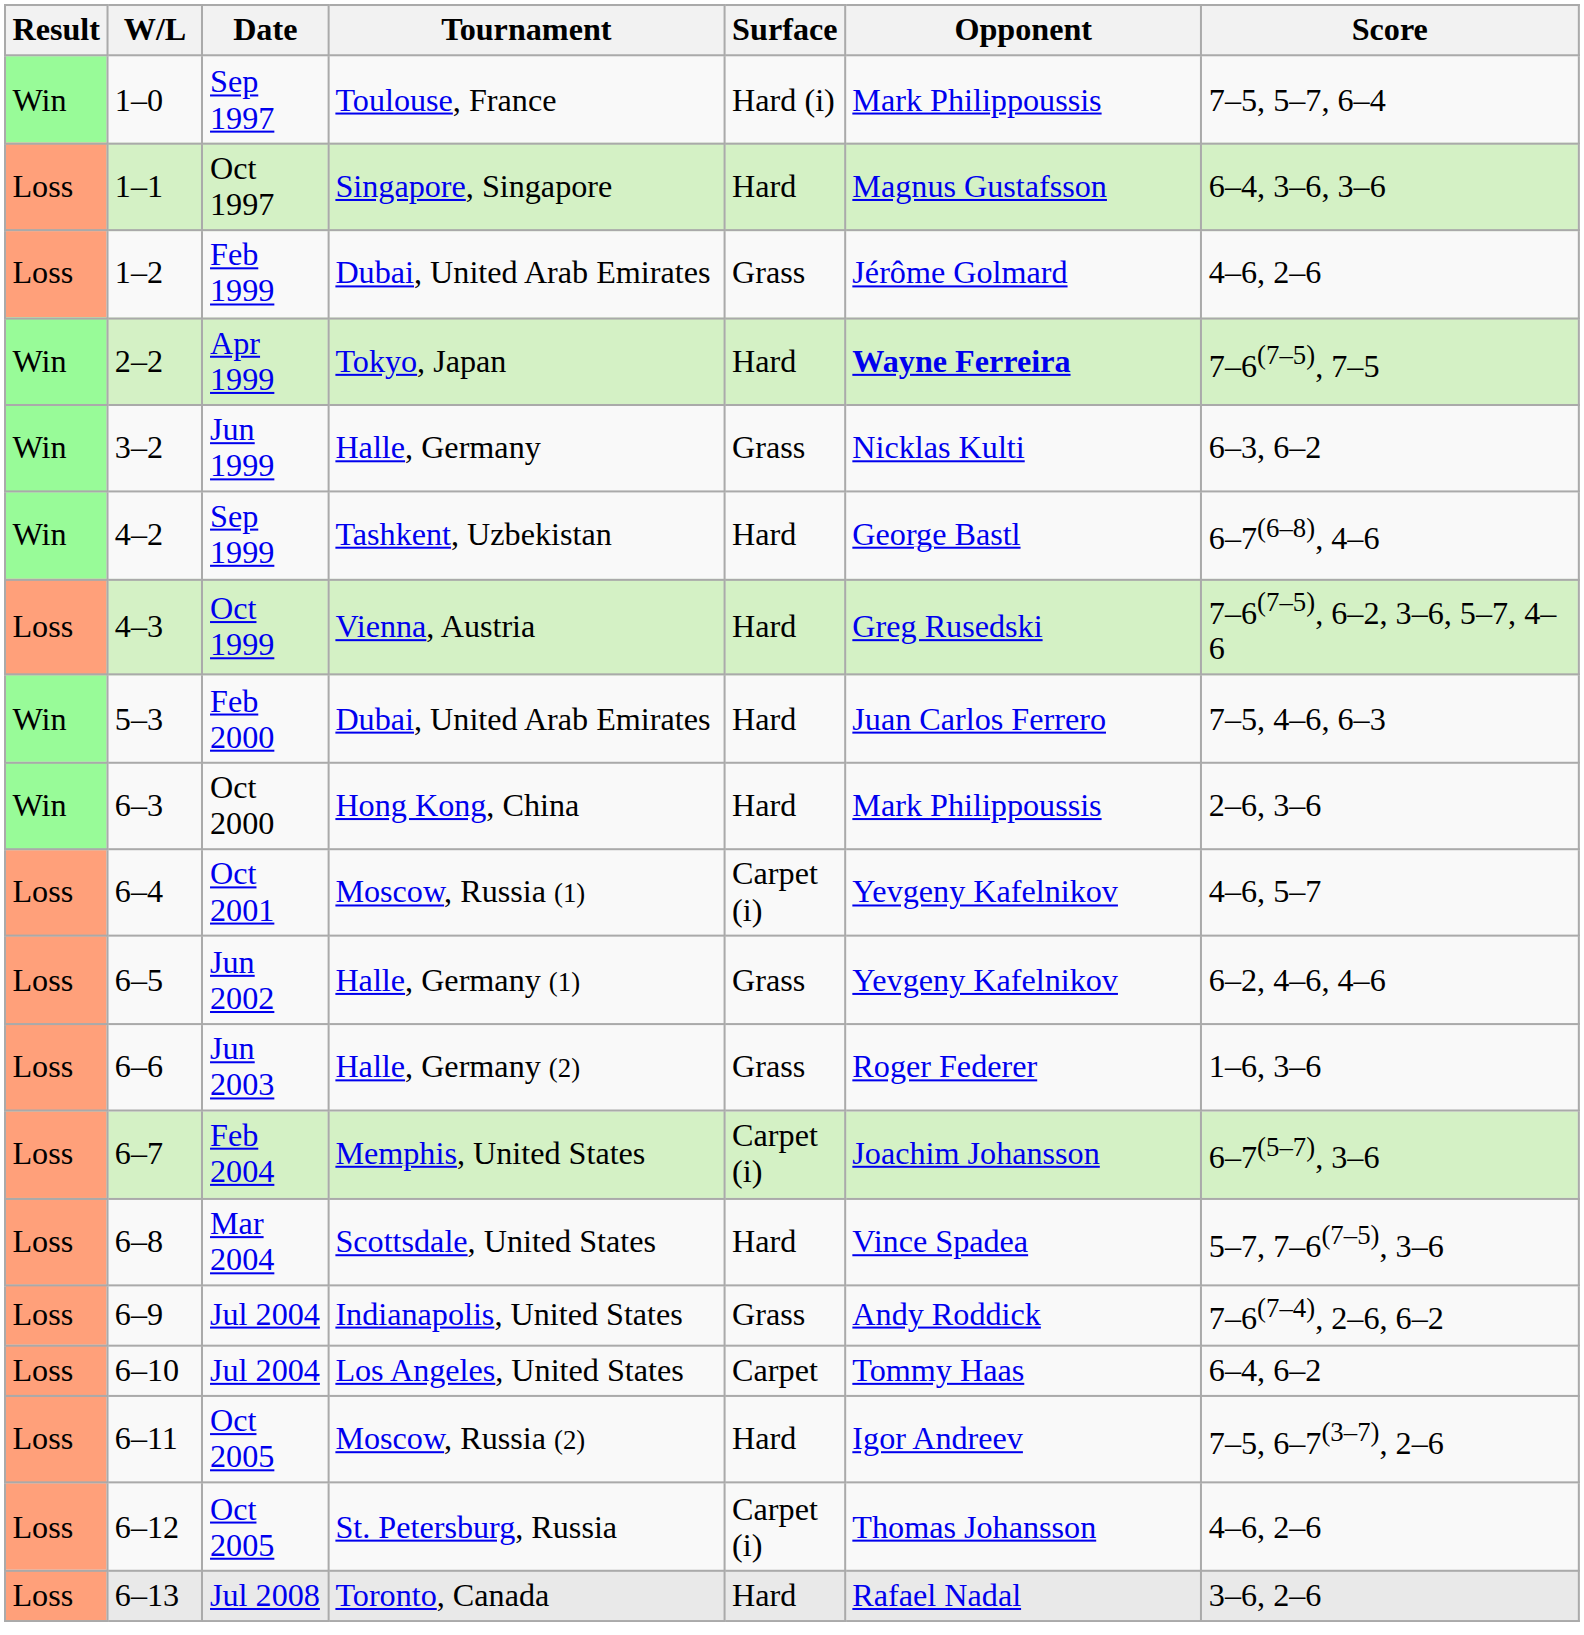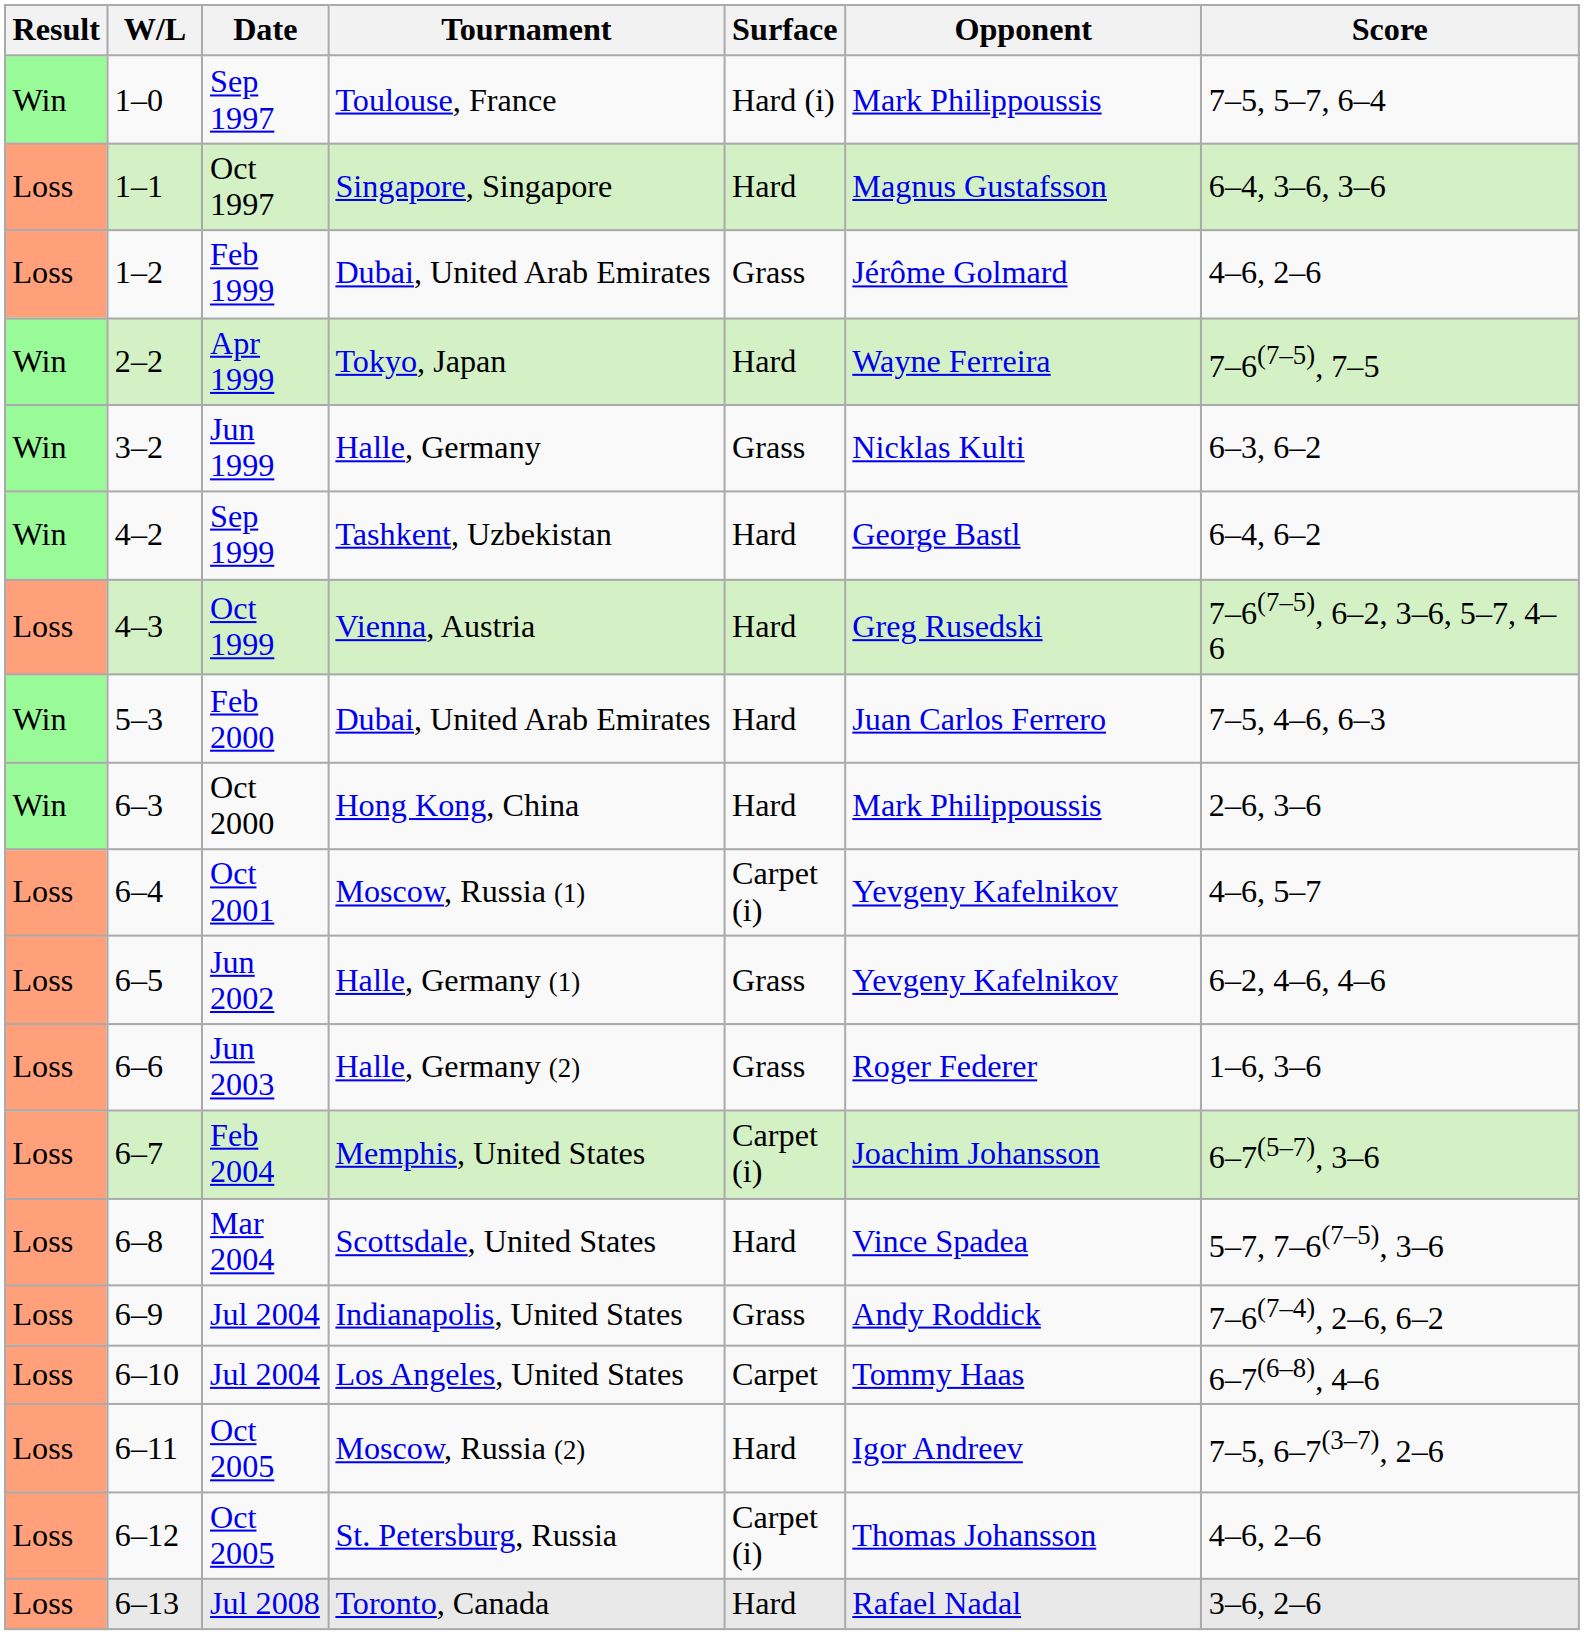(961, 360) bold -> (951, 360) normal
(1294, 534) 6–7(6–8), 4–6 -> (1265, 535) 6–4, 6–2
(1265, 1369) 6–4, 6–2 -> (1294, 1374) 6–7(6–8), 4–6
